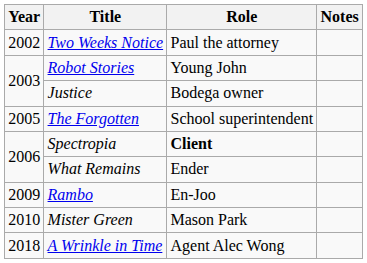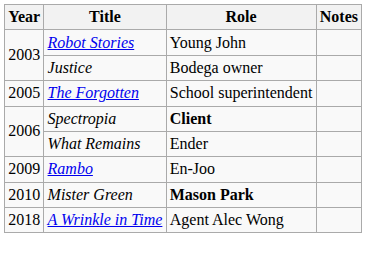- row: (105, 42)
(209, 220) normal -> (212, 194) bold
